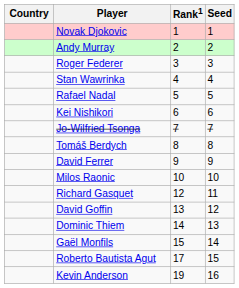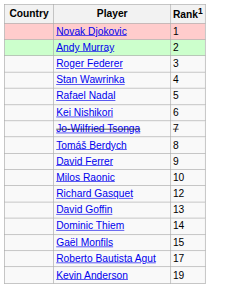- column: (220, 13)
